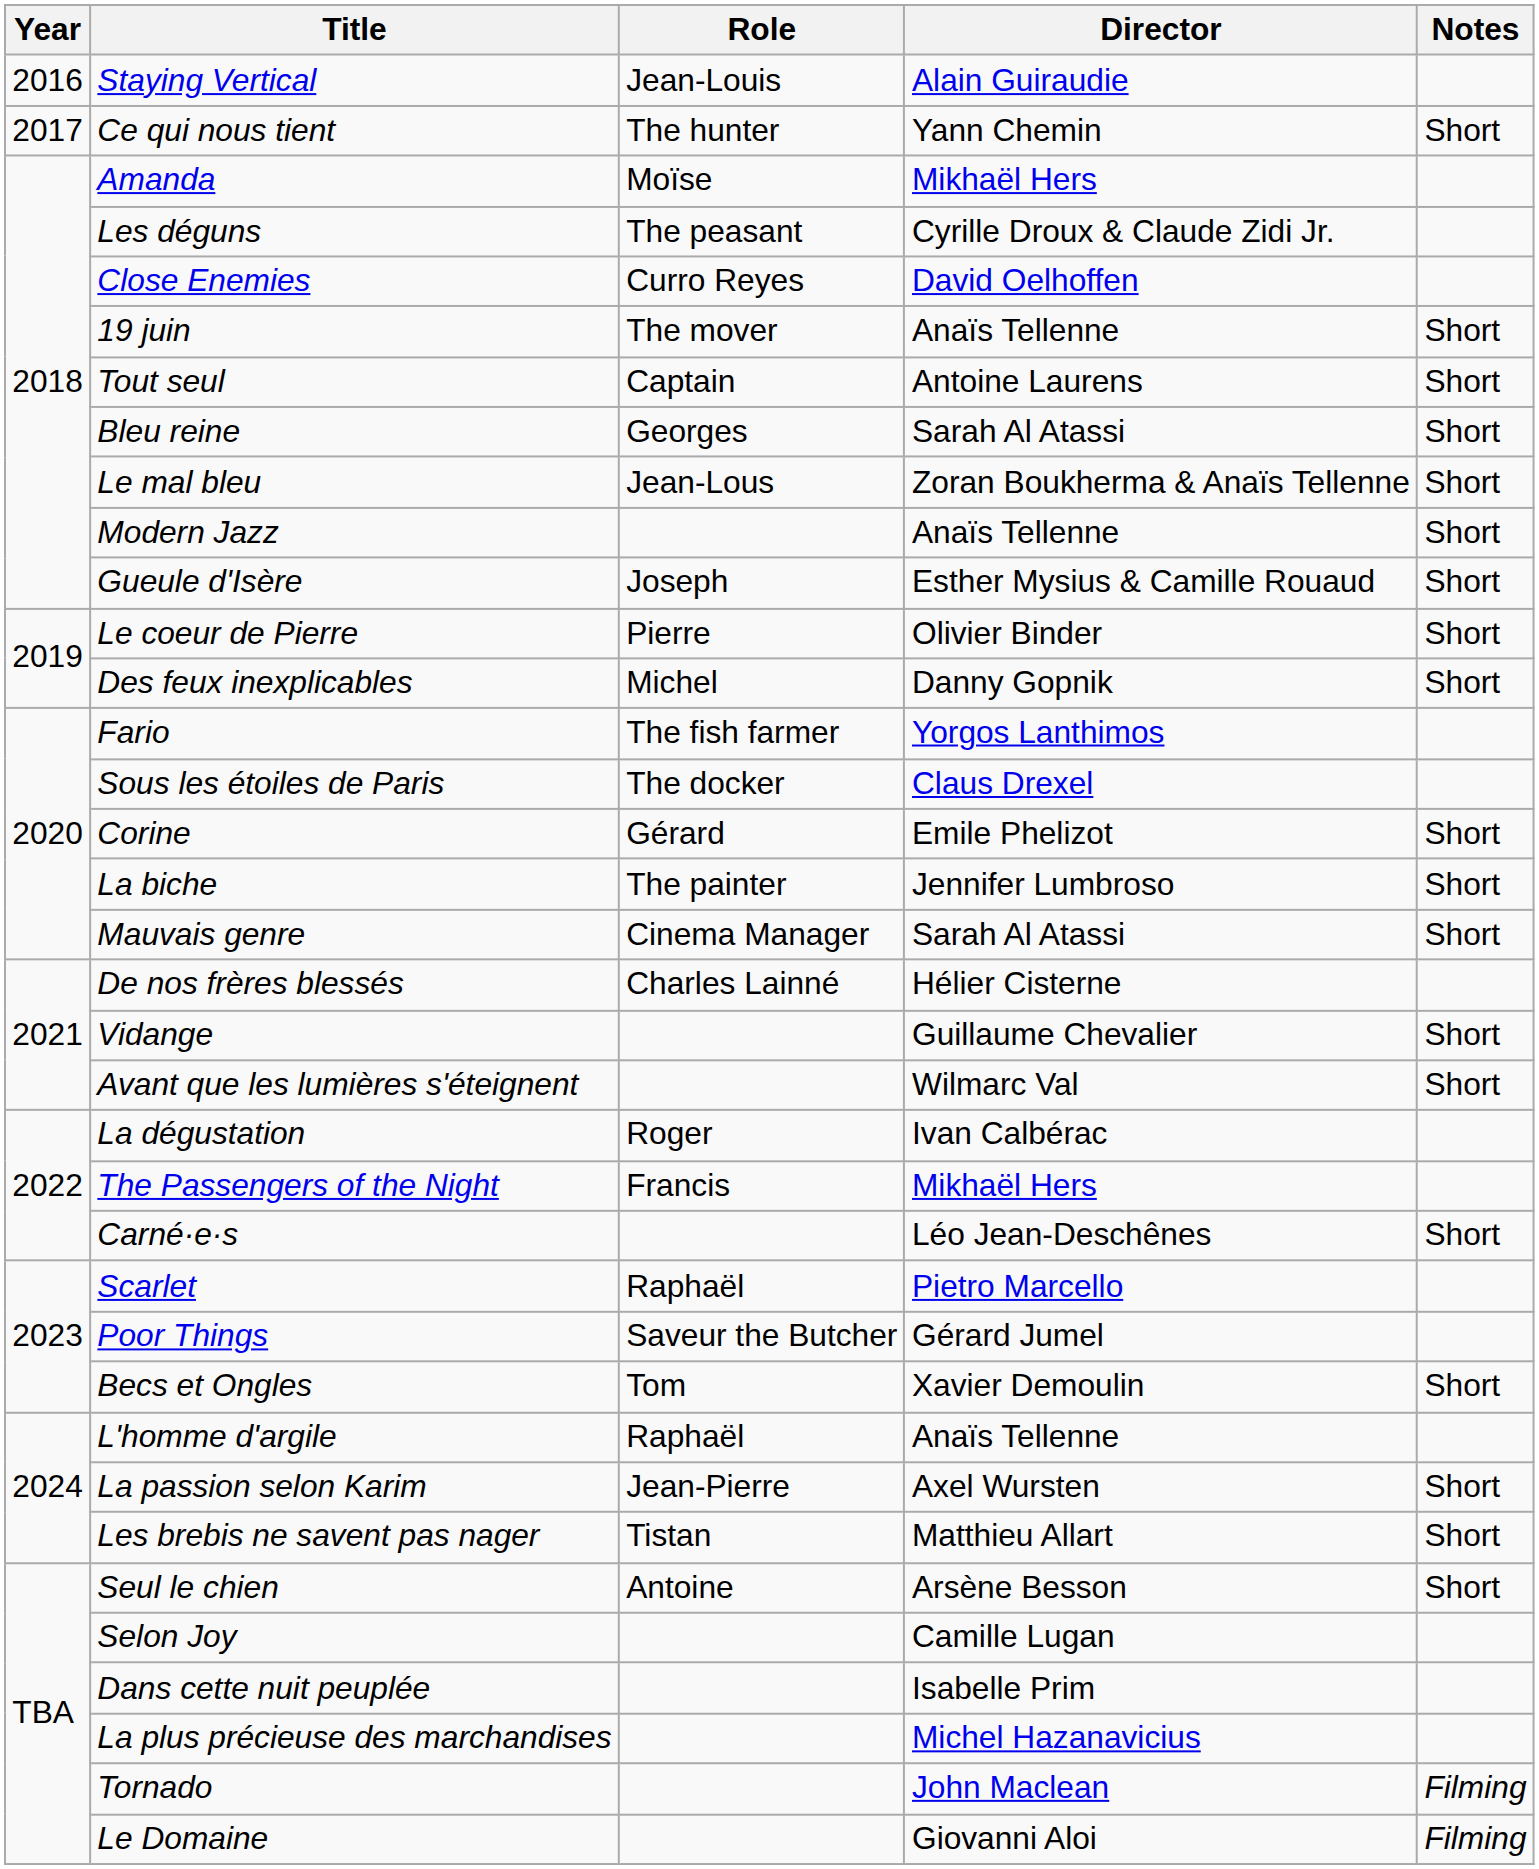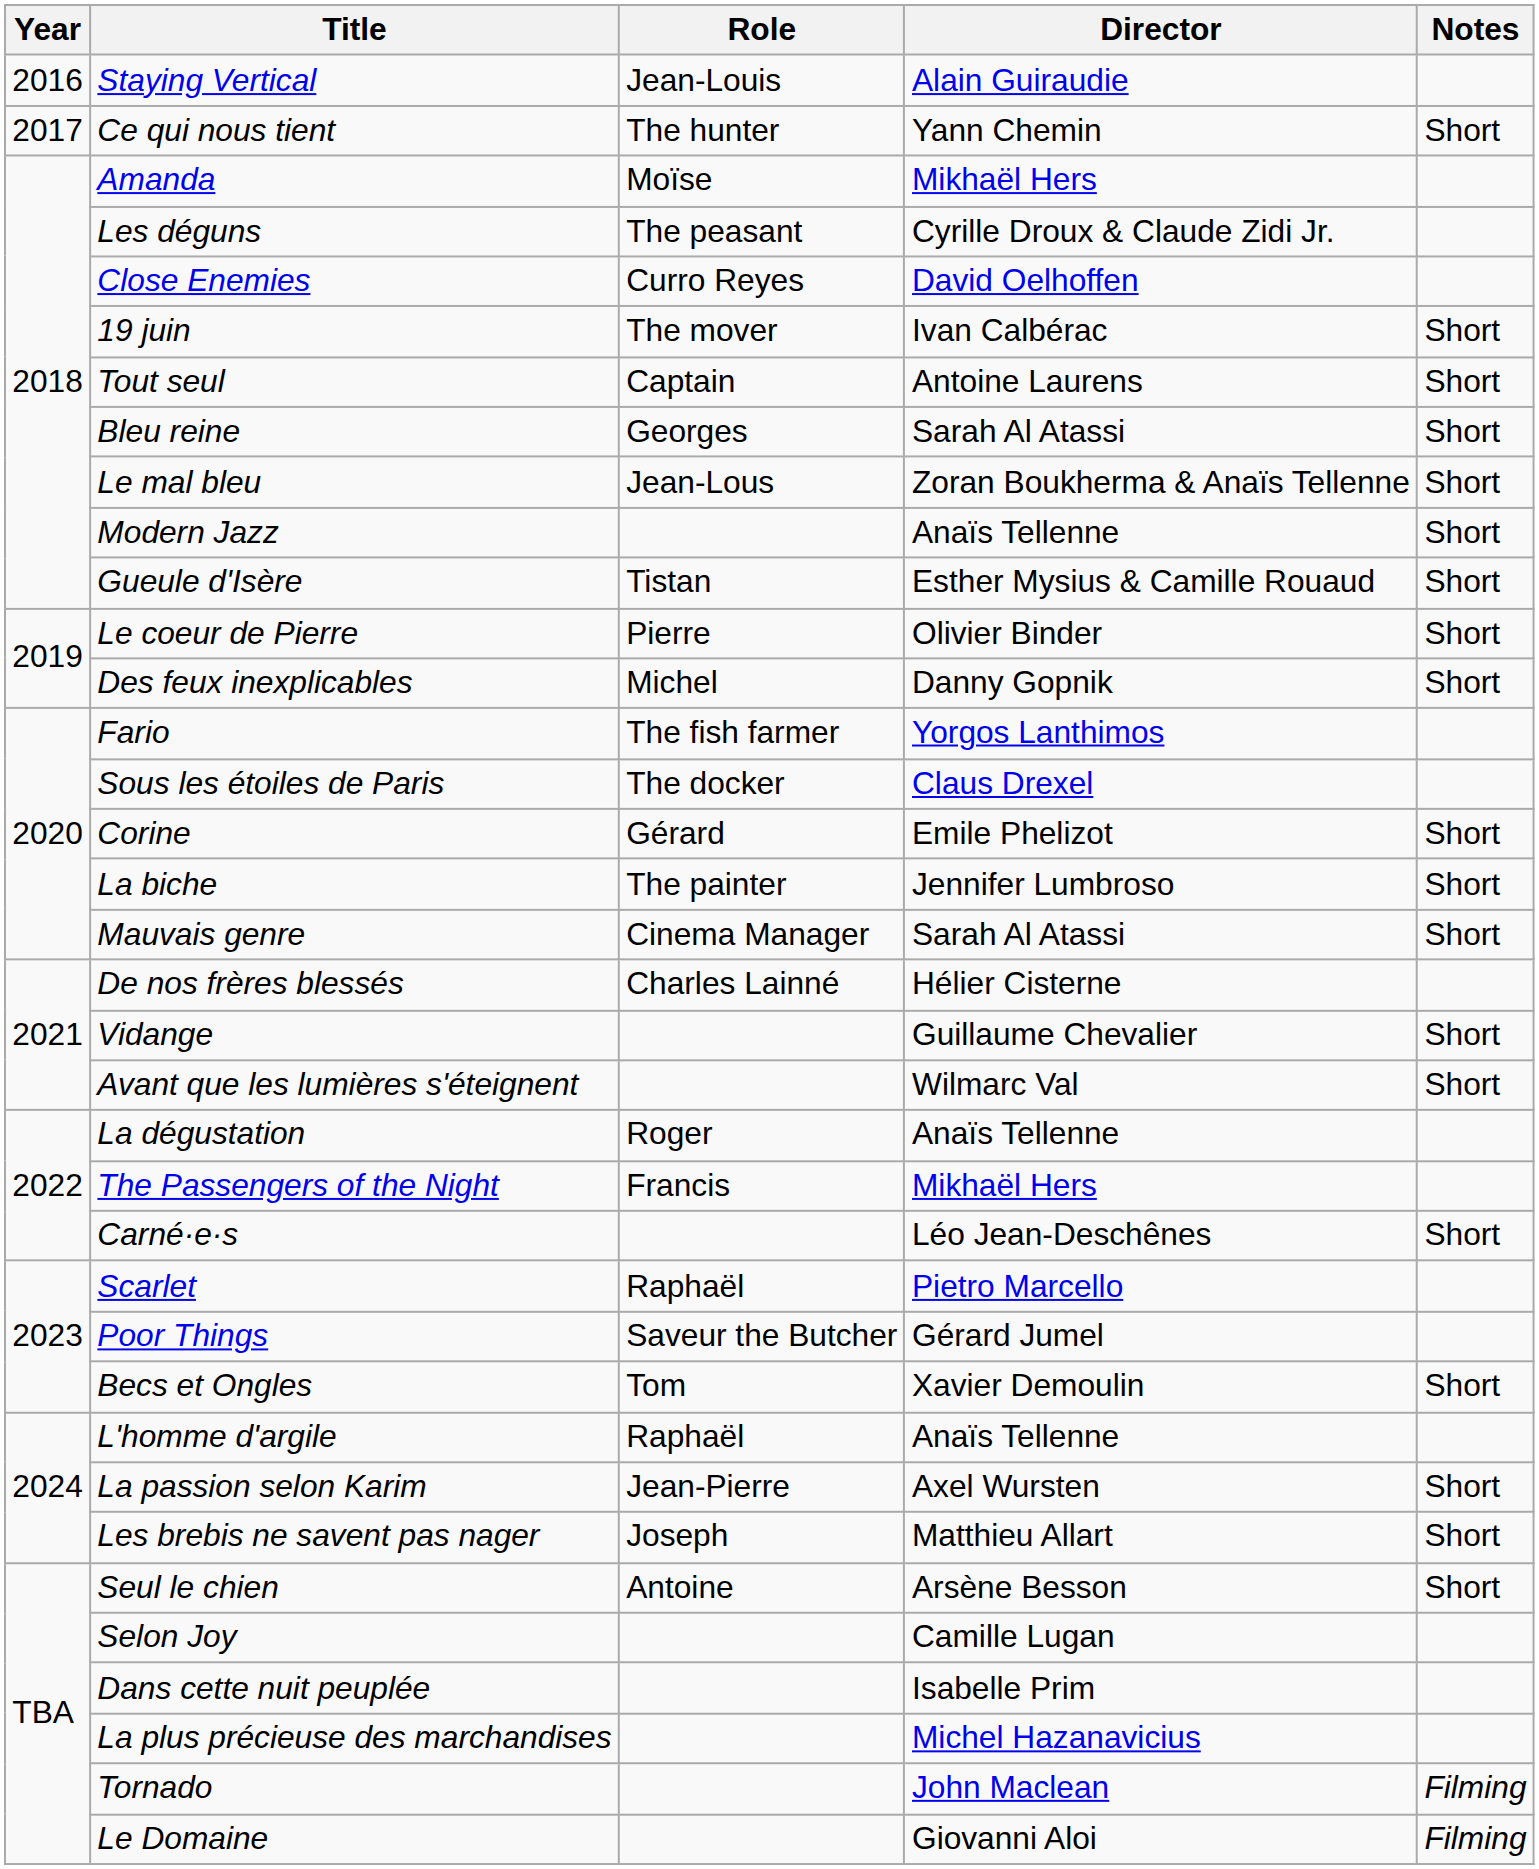(1016, 331) Anaïs Tellenne -> (1010, 331) Ivan Calbérac
(677, 582) Joseph -> (669, 582) Tistan
(1010, 1134) Ivan Calbérac -> (1016, 1134) Anaïs Tellenne
(669, 1536) Tistan -> (677, 1536) Joseph
